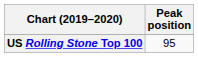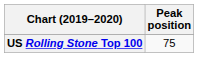(169, 43) 95 -> (169, 43) 75
